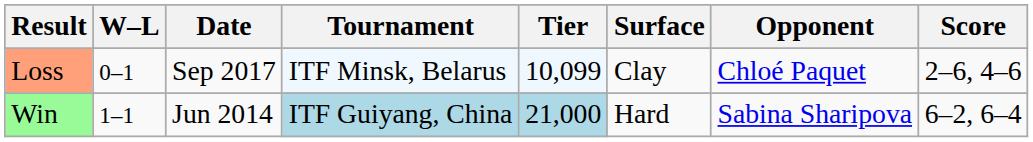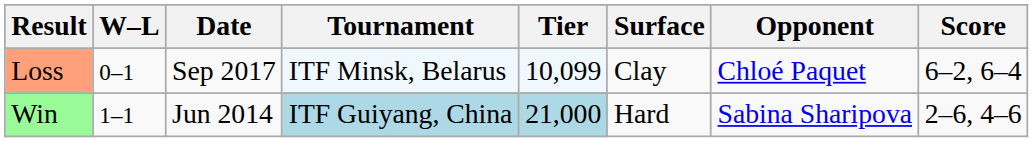(973, 70) 2–6, 4–6 -> (973, 70) 6–2, 6–4
(973, 114) 6–2, 6–4 -> (973, 114) 2–6, 4–6
